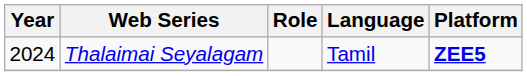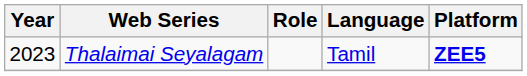(32, 53) 2024 -> (32, 53) 2023
